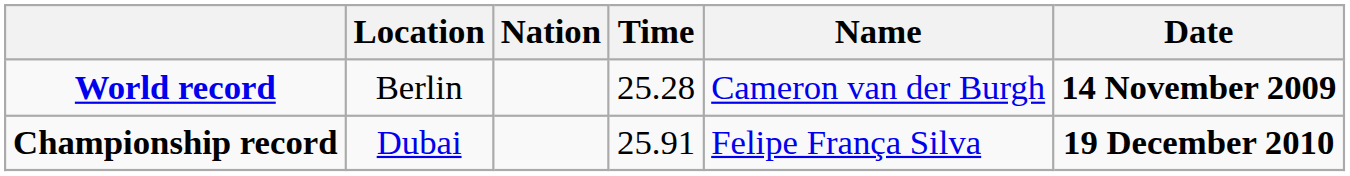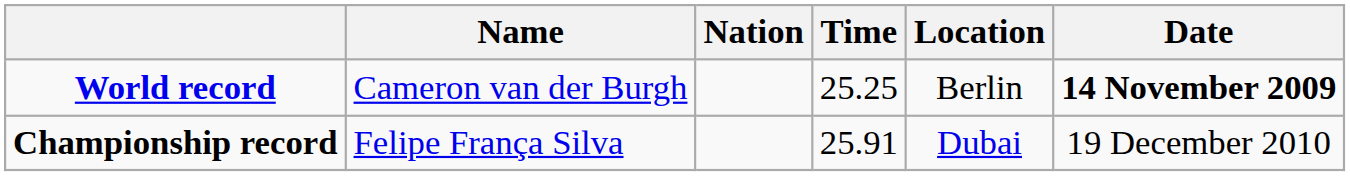columns swapped: (878, 32) <-> (419, 32)
(656, 87) 25.28 -> (859, 87) 25.25
(1199, 142) bold -> (1199, 142) normal
